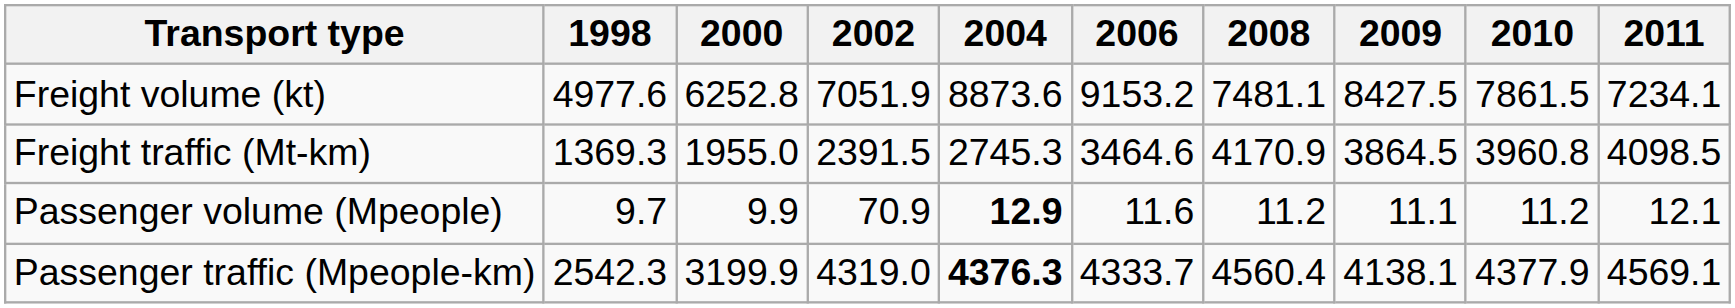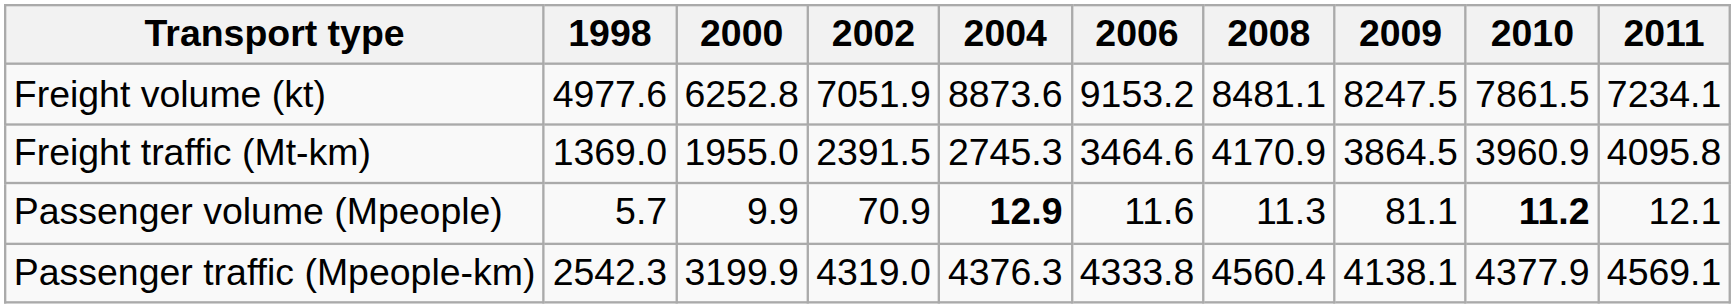(1269, 93) 7481.1 -> (1269, 93) 8481.1
(1401, 93) 8427.5 -> (1401, 93) 8247.5
(610, 152) 1369.3 -> (610, 152) 1369.0
(1532, 152) 3960.8 -> (1532, 152) 3960.9
(1664, 152) 4098.5 -> (1664, 152) 4095.8
(641, 212) 9.7 -> (641, 212) 5.7
(1291, 212) 11.2 -> (1291, 212) 11.3
(1423, 212) 11.1 -> (1421, 212) 81.1
(1555, 212) normal -> (1554, 212) bold
(1005, 271) bold -> (1005, 271) normal
(1137, 271) 4333.7 -> (1137, 271) 4333.8
